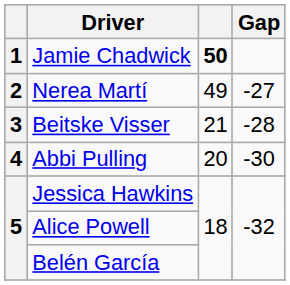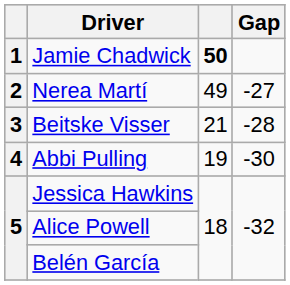(216, 159) 20 -> (216, 159) 19
